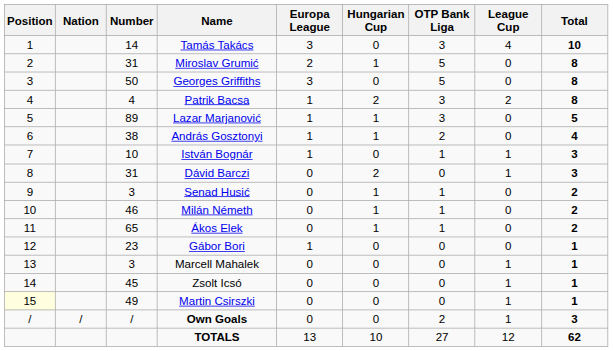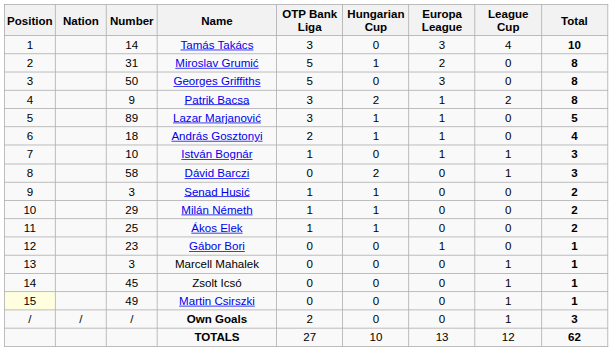columns swapped: (442, 20) <-> (310, 20)
(132, 100) 4 -> (132, 100) 9
(132, 136) 38 -> (132, 136) 18
(132, 173) 31 -> (132, 173) 58
(132, 210) 46 -> (132, 210) 29
(132, 228) 65 -> (132, 228) 25
